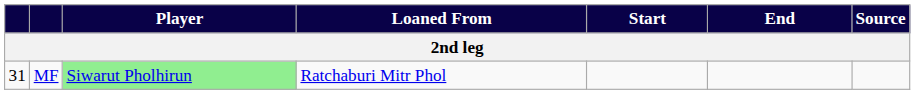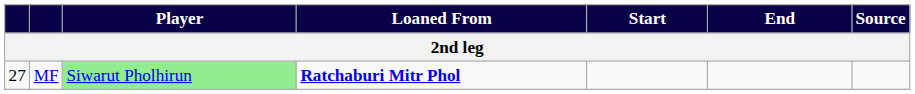(17, 75) 31 -> (17, 75) 27
(373, 75) normal -> (380, 75) bold
